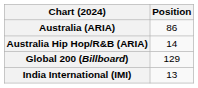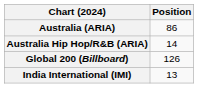(172, 59) 129 -> (172, 59) 126
